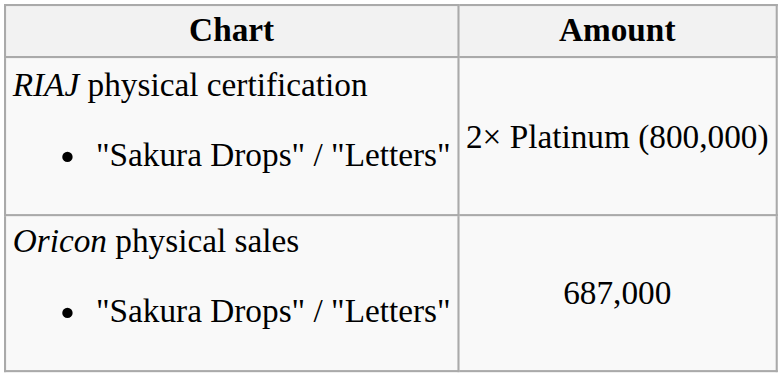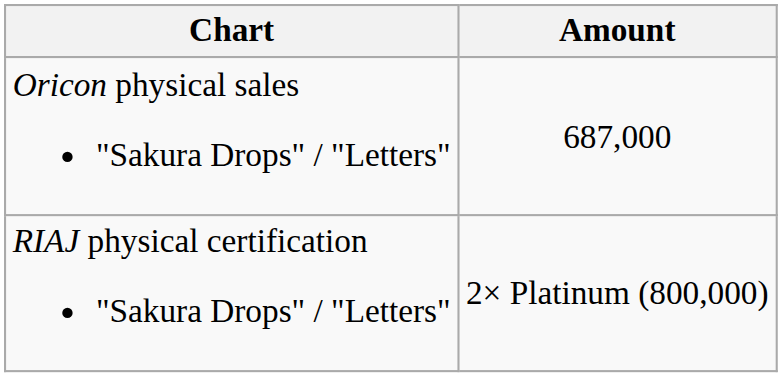rows swapped: (232, 276) <-> (232, 120)
